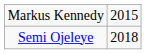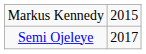(124, 37) 2018 -> (124, 37) 2017
